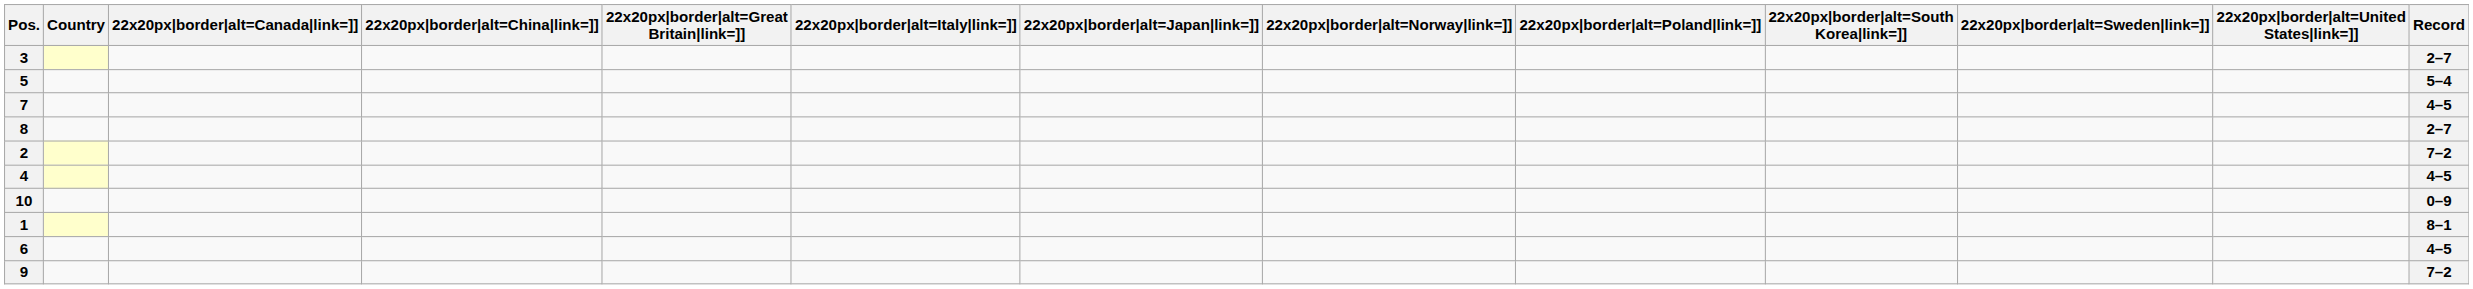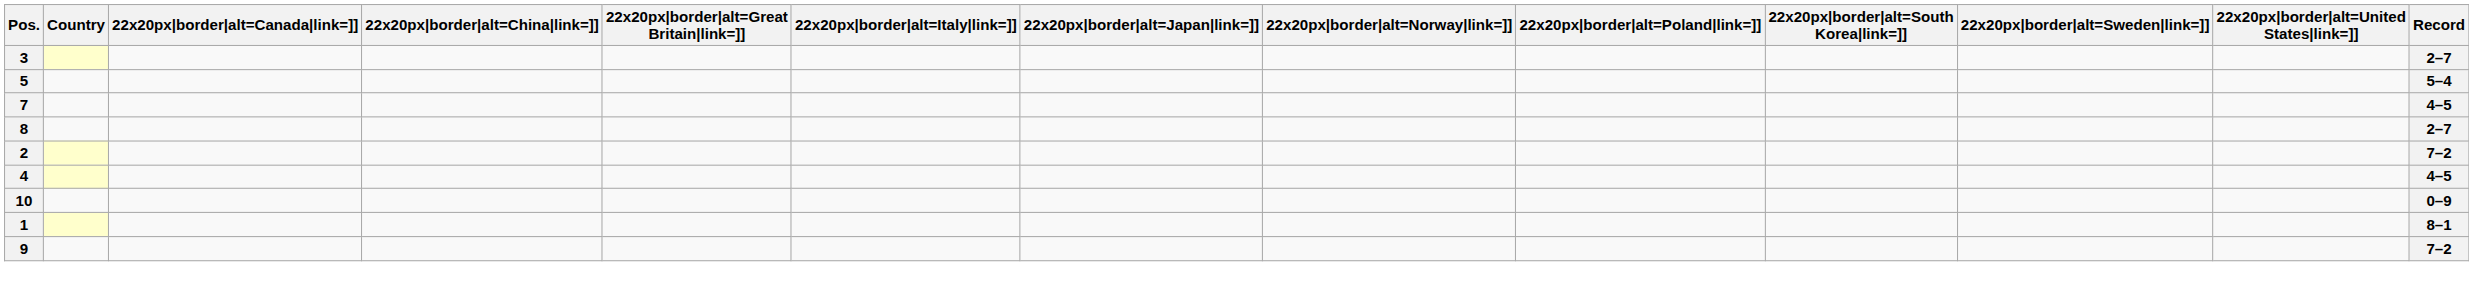- row: (24, 249)
